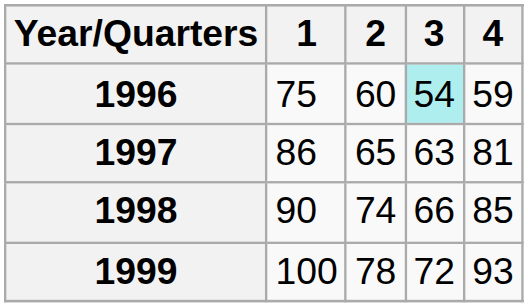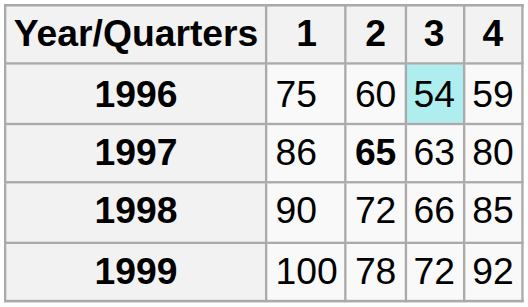(376, 152) normal -> (376, 152) bold
(493, 152) 81 -> (493, 152) 80
(376, 211) 74 -> (376, 211) 72
(493, 270) 93 -> (493, 270) 92
